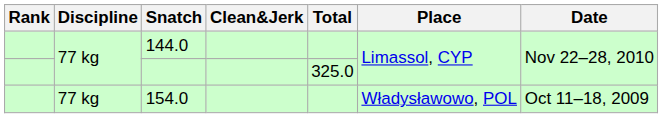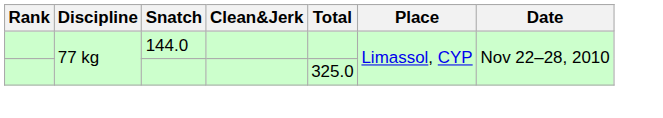- row: (167, 98)
